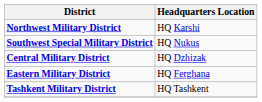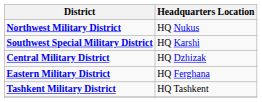(178, 27) HQ Karshi -> (178, 27) HQ Nukus
(178, 43) HQ Nukus -> (178, 43) HQ Karshi
